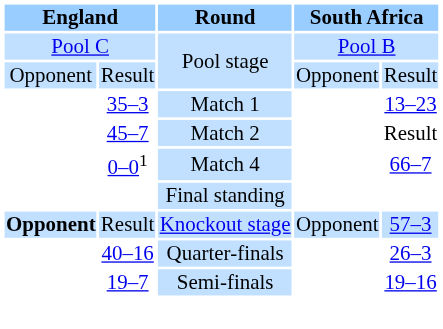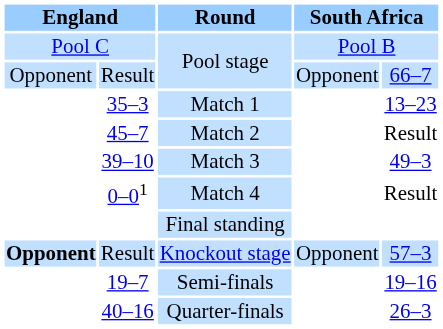(411, 75) Result -> (411, 75) 66–7
+ row: (128, 161)
(411, 164) 66–7 -> (411, 193) Result
rows swapped: (128, 253) <-> (128, 282)
